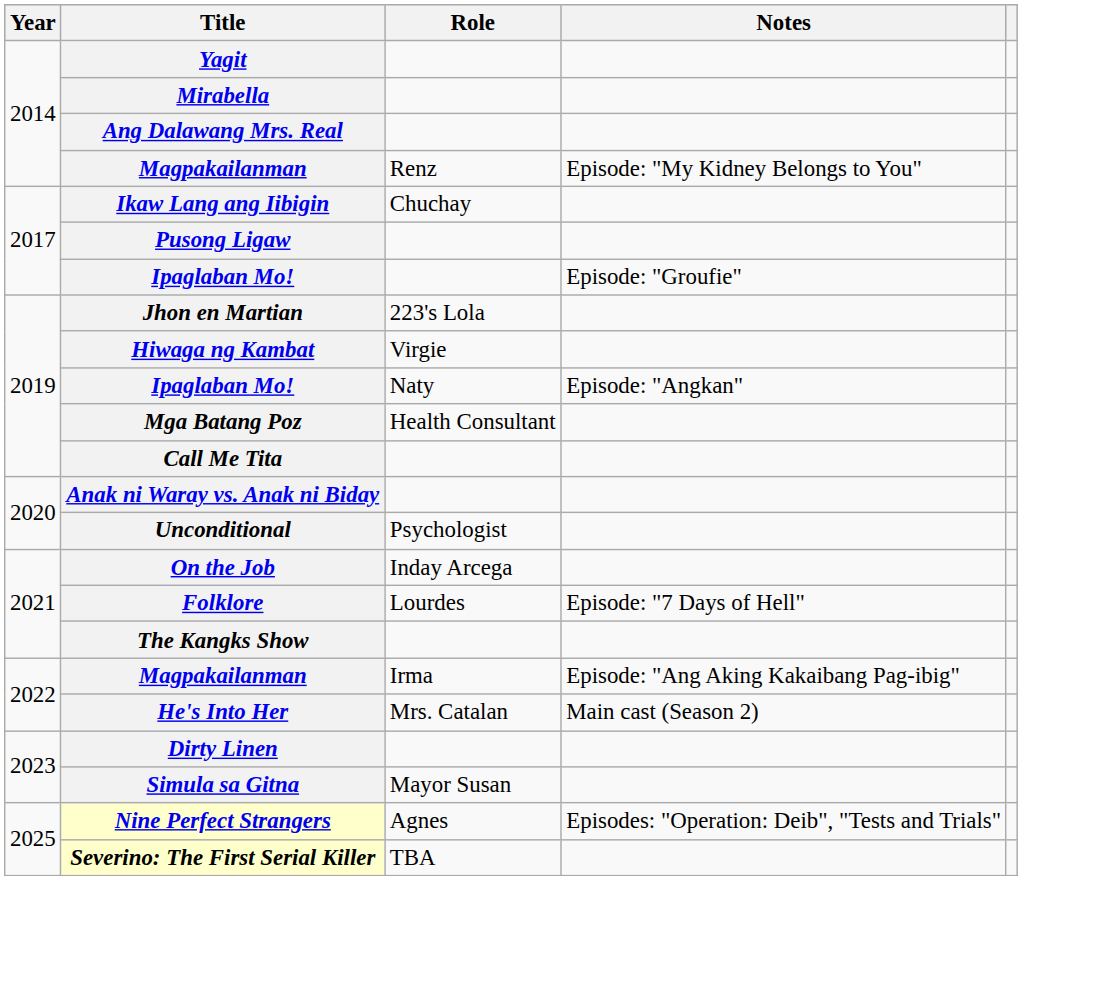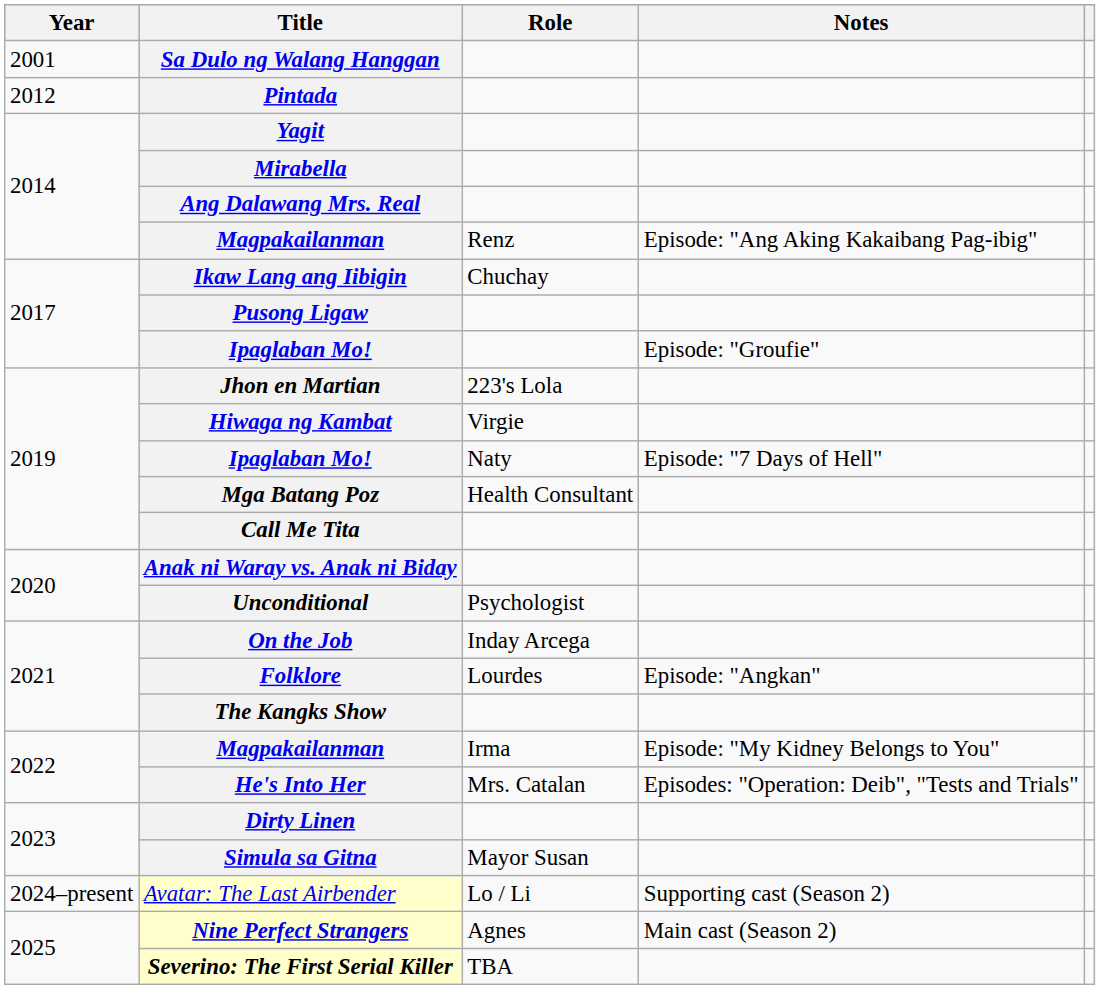+ row: (300, 58)
+ row: (300, 95)
(744, 167) Episode: "My Kidney Belongs to You" -> (841, 240) Episode: "Ang Aking Kakaibang Pag-ibig"
(655, 385) Episode: "Angkan" -> (763, 458) Episode: "7 Days of Hell"
(685, 603) Episode: "7 Days of Hell" -> (732, 675) Episode: "Angkan"
(763, 675) Episode: "Ang Aking Kakaibang Pag-ibig" -> (822, 748) Episode: "My Kidney Belongs to You"
(662, 712) Main cast (Season 2) -> (861, 784) Episodes: "Operation: Deib", "Tests and Trials"
+ row: (270, 893)
(784, 820) Episodes: "Operation: Deib", "Tests and Trials" -> (740, 929) Main cast (Season 2)
